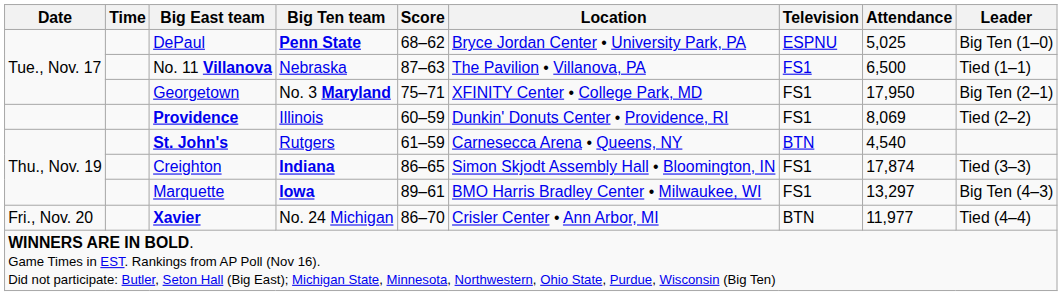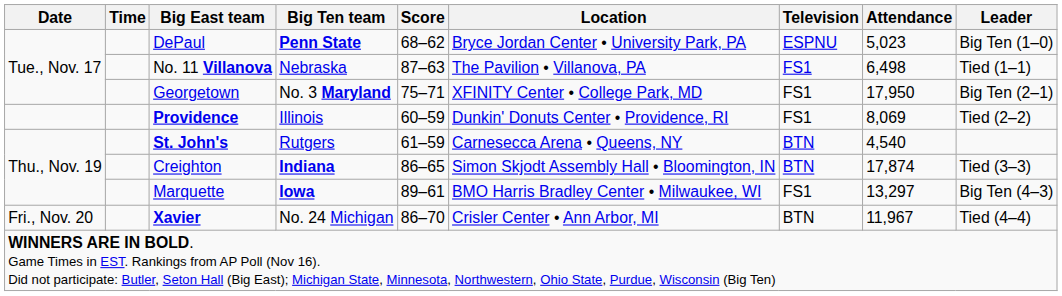(886, 42) 5,025 -> (886, 42) 5,023
(886, 67) 6,500 -> (886, 67) 6,498
(797, 167) FS1 -> (799, 167) BTN
(890, 217) 11,977 -> (890, 217) 11,967
